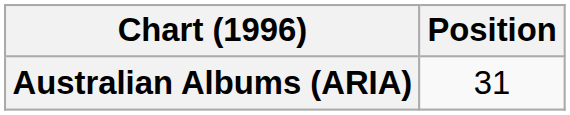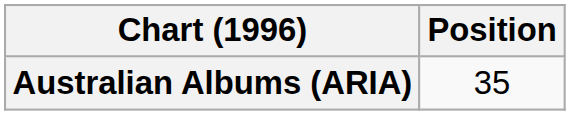(492, 82) 31 -> (492, 82) 35
